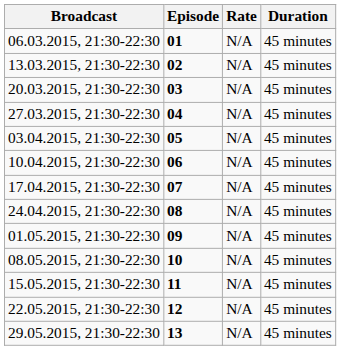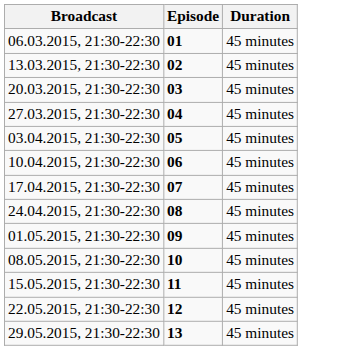- column: (242, 16)
